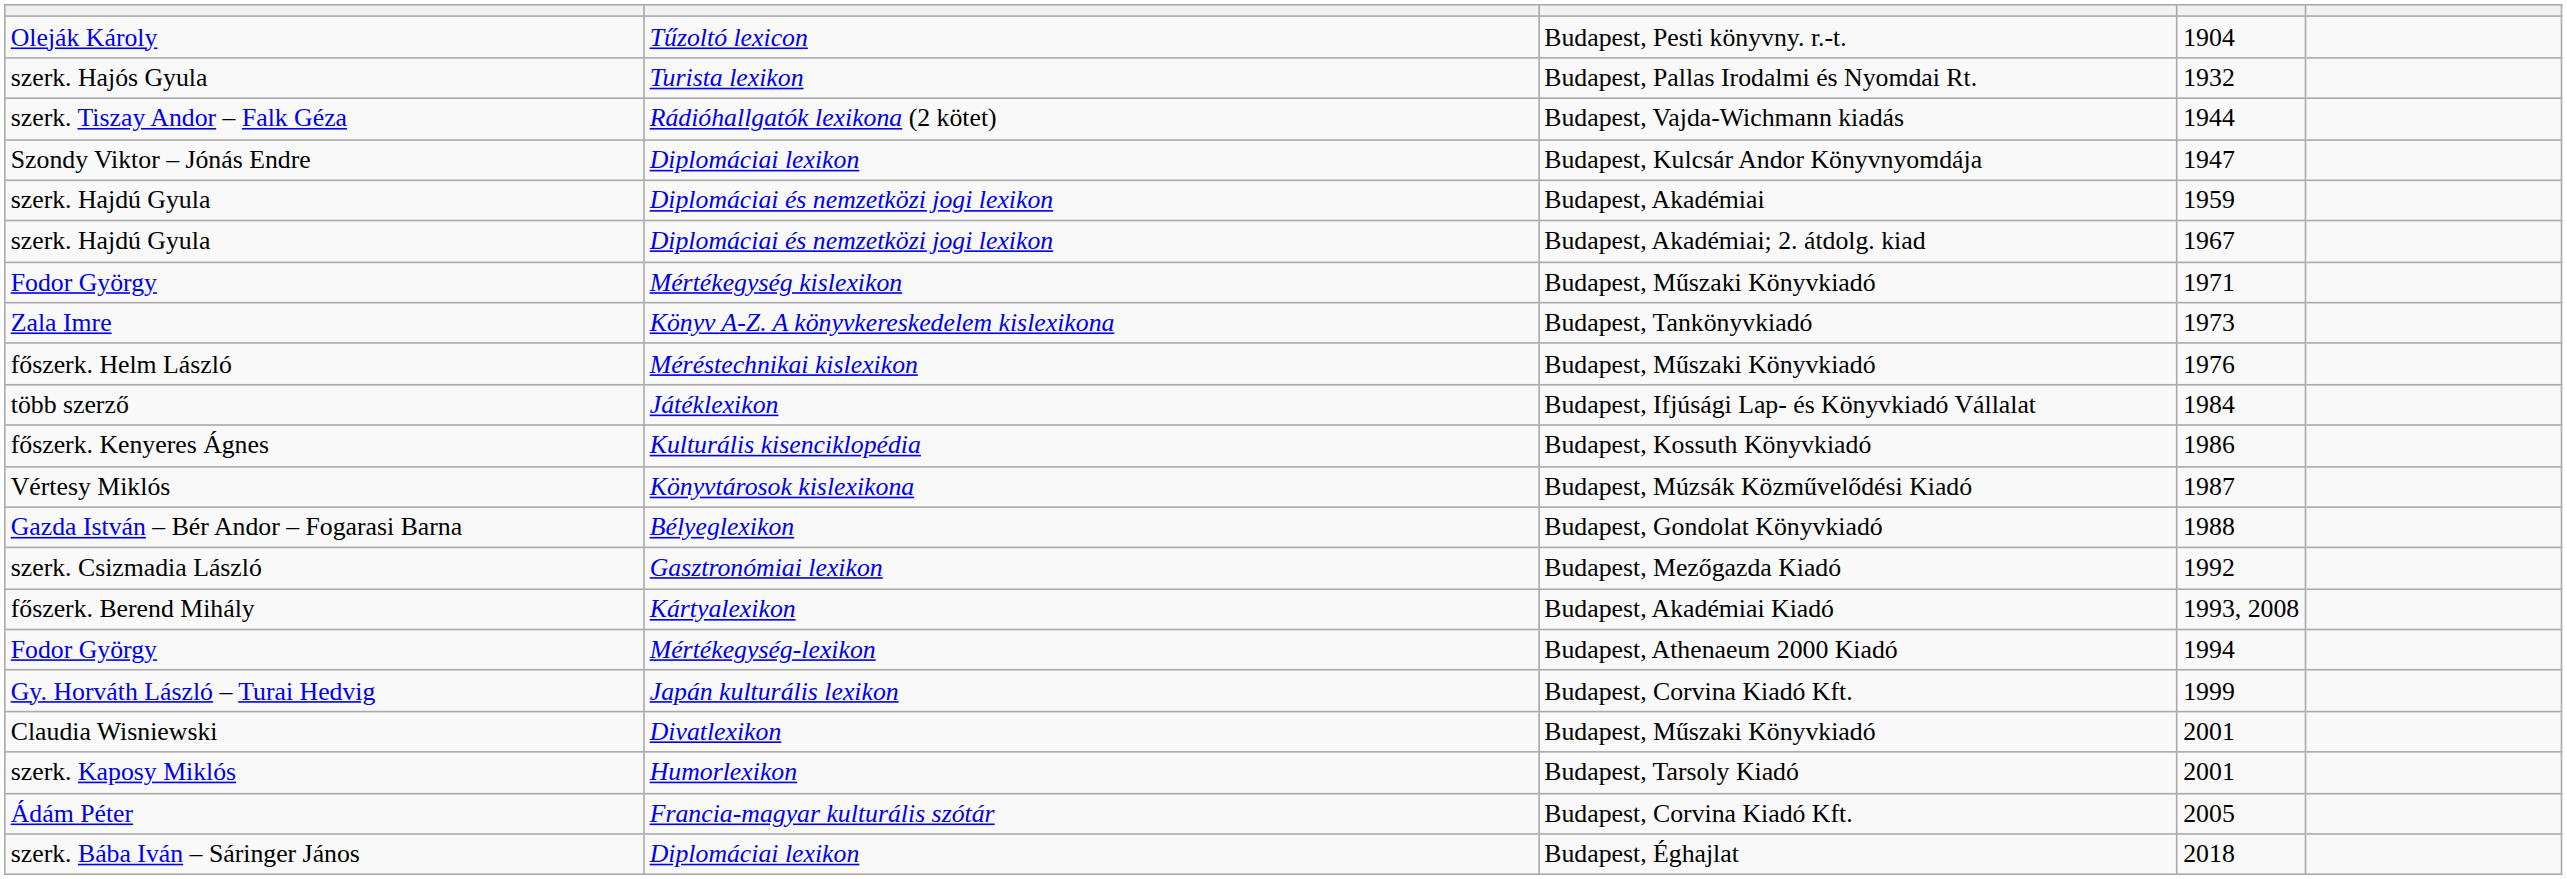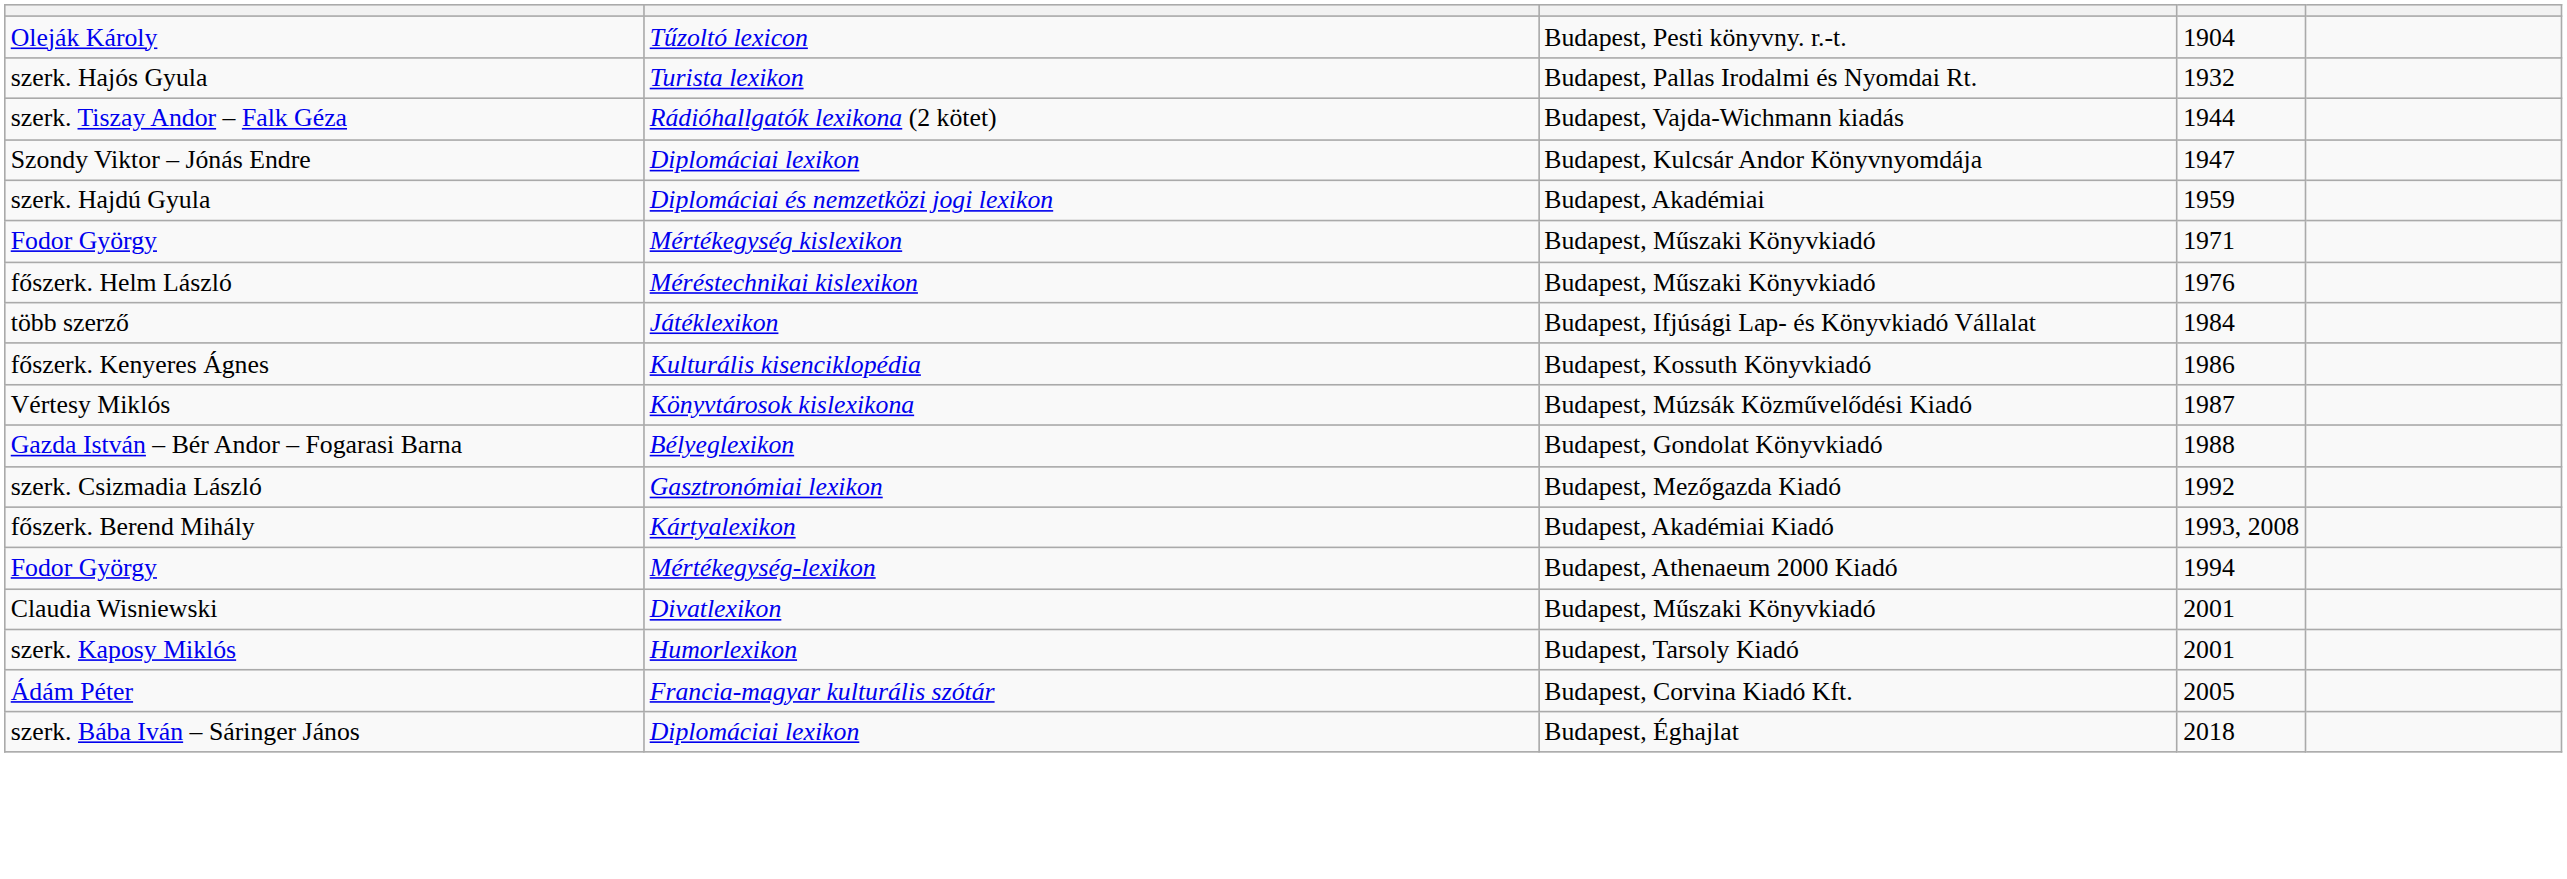- row: (111, 241)
- row: (61, 322)
- row: (193, 690)
